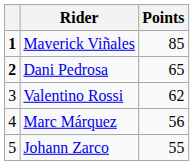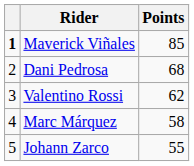(12, 69) bold -> (12, 69) normal
(177, 69) 65 -> (177, 69) 68
(177, 121) 56 -> (177, 121) 58
